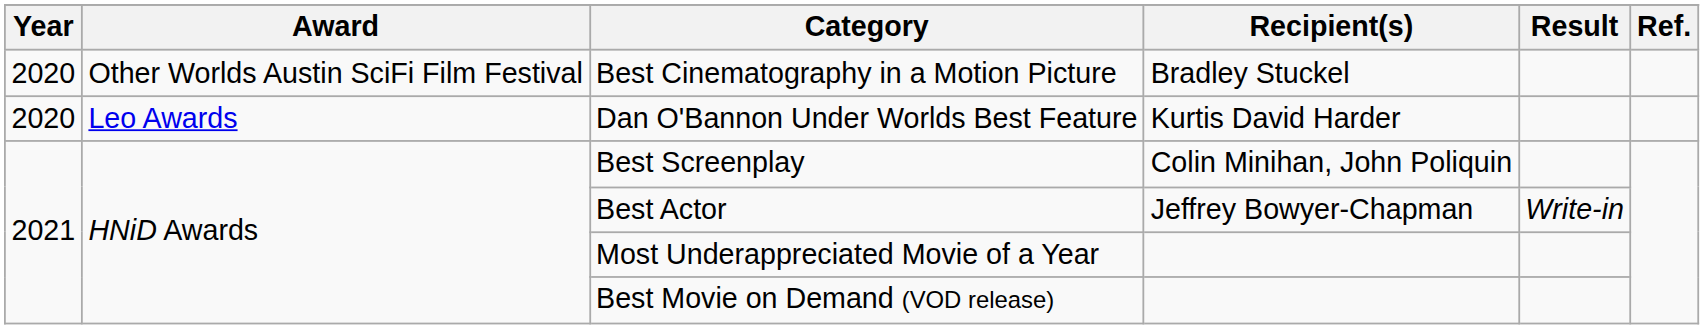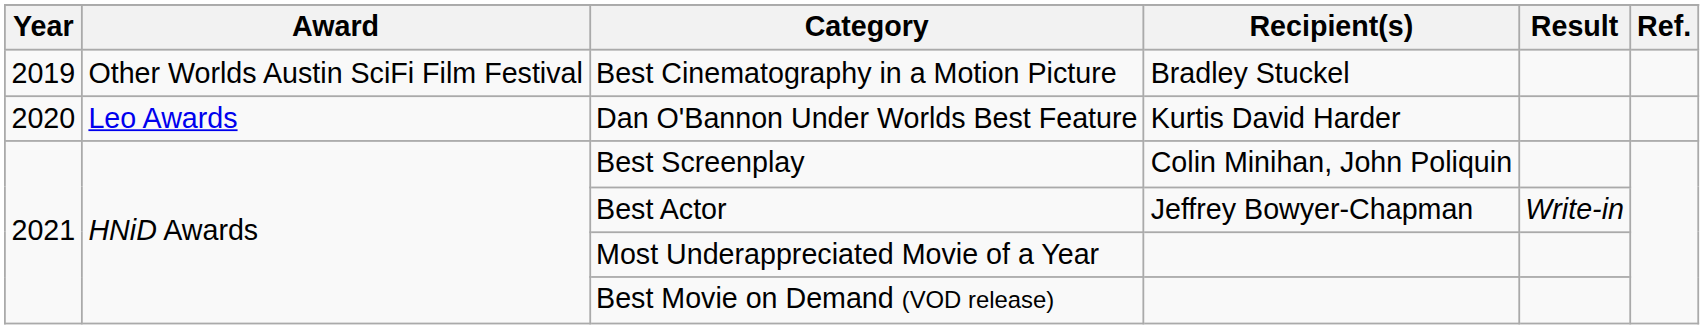(43, 72) 2020 -> (43, 72) 2019
